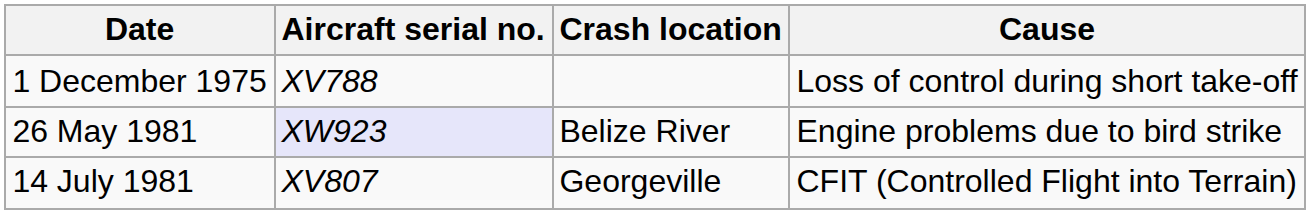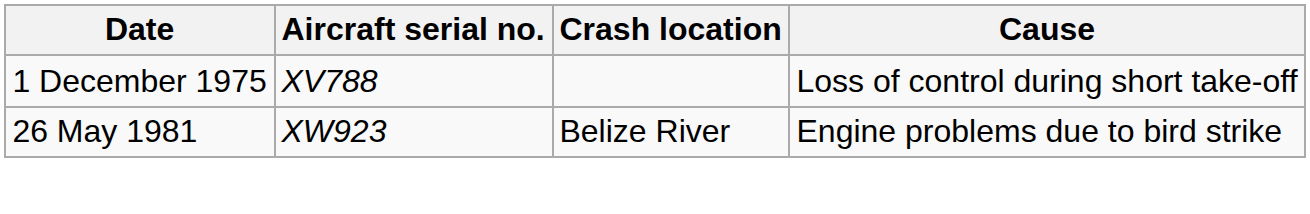(334, 131) lavender background -> (334, 131) no background
- row: (103, 182)
